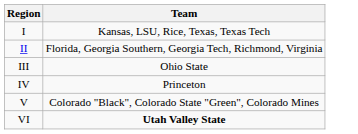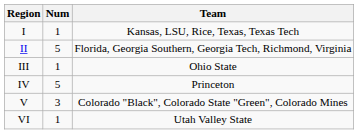+ column: (58, 13)
(184, 119) bold -> (213, 119) normal
